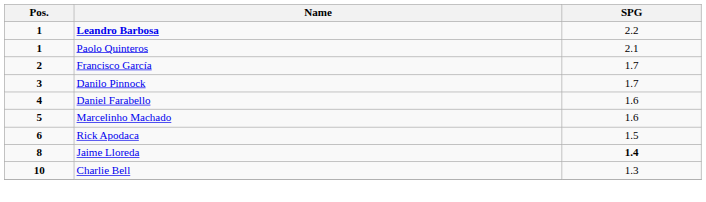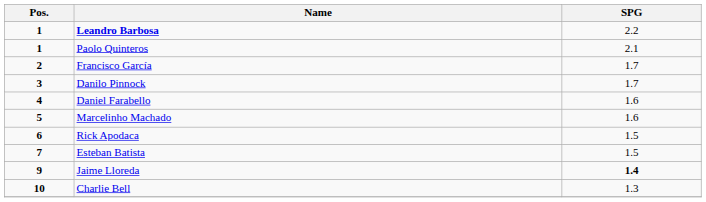+ row: (111, 153)
(39, 153) 8 -> (39, 170) 9
